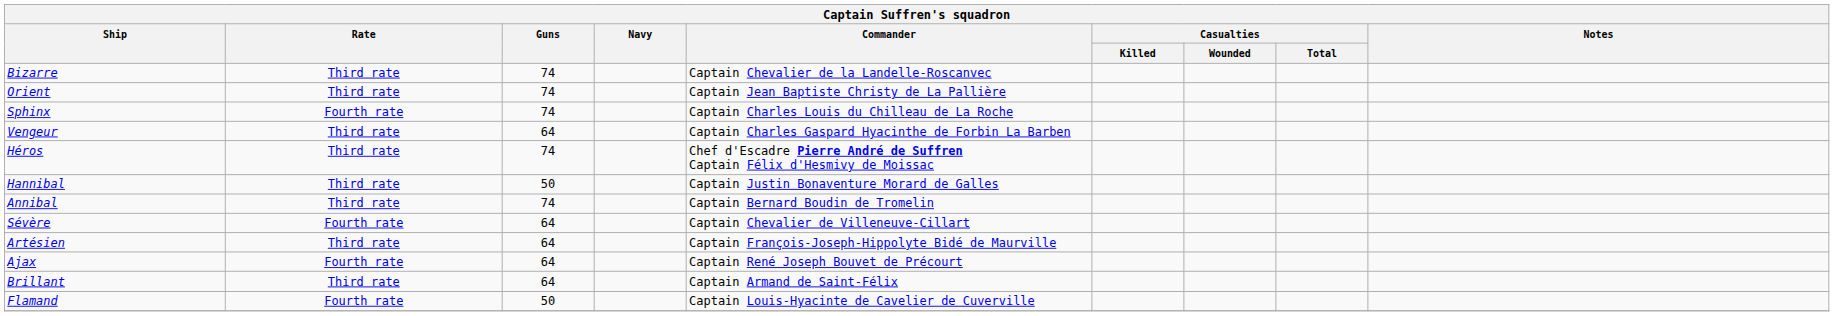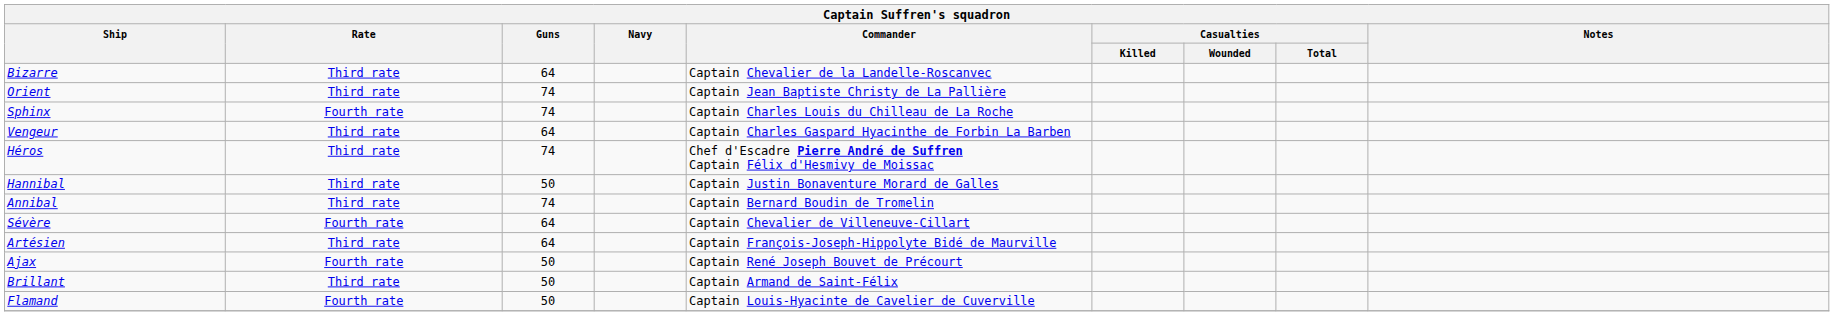(548, 73) 74 -> (548, 73) 64
(548, 262) 64 -> (548, 262) 50
(548, 281) 64 -> (548, 281) 50
